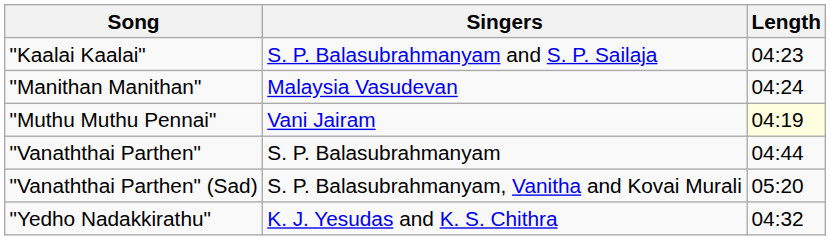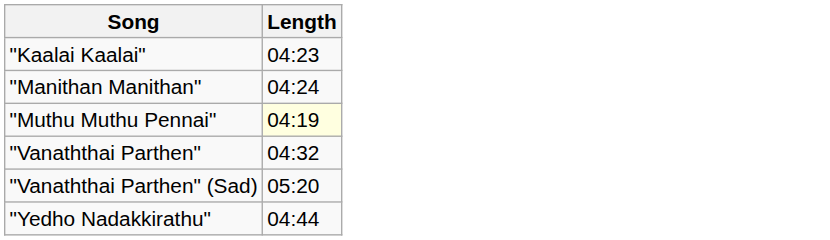- column: (505, 21)
(778, 153) 04:44 -> (293, 153) 04:32
(778, 219) 04:32 -> (293, 219) 04:44
